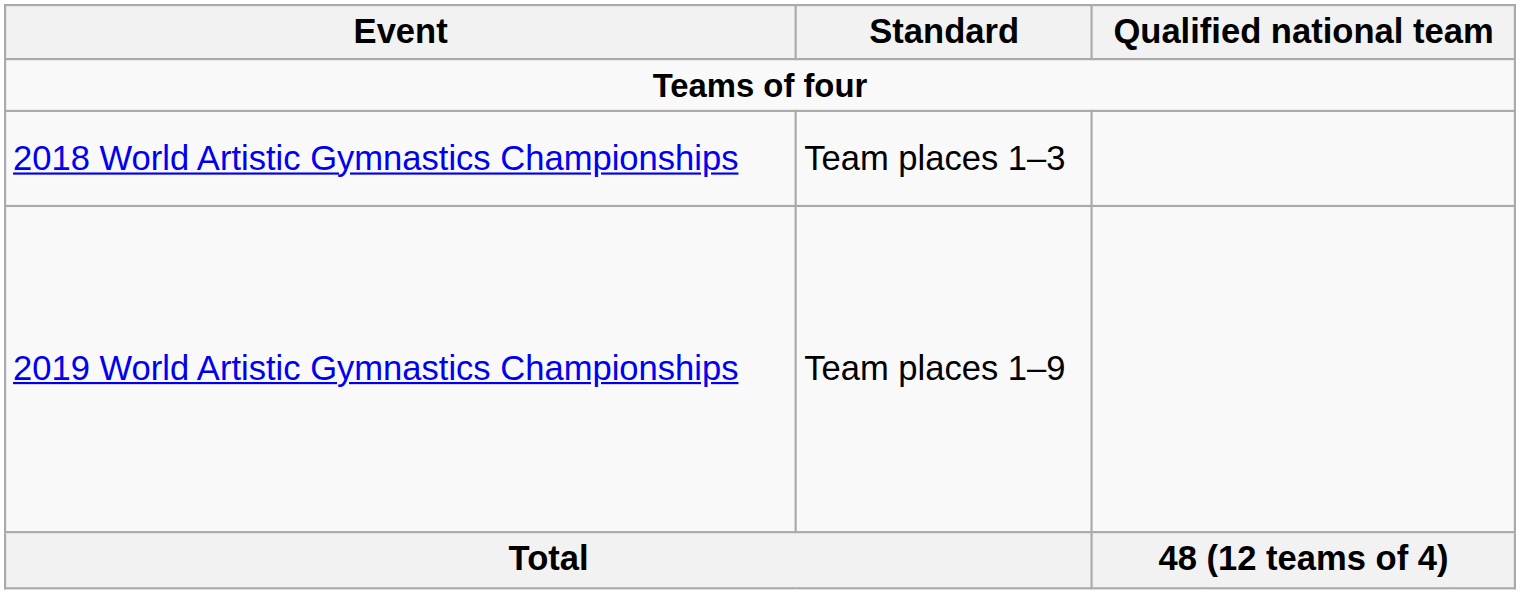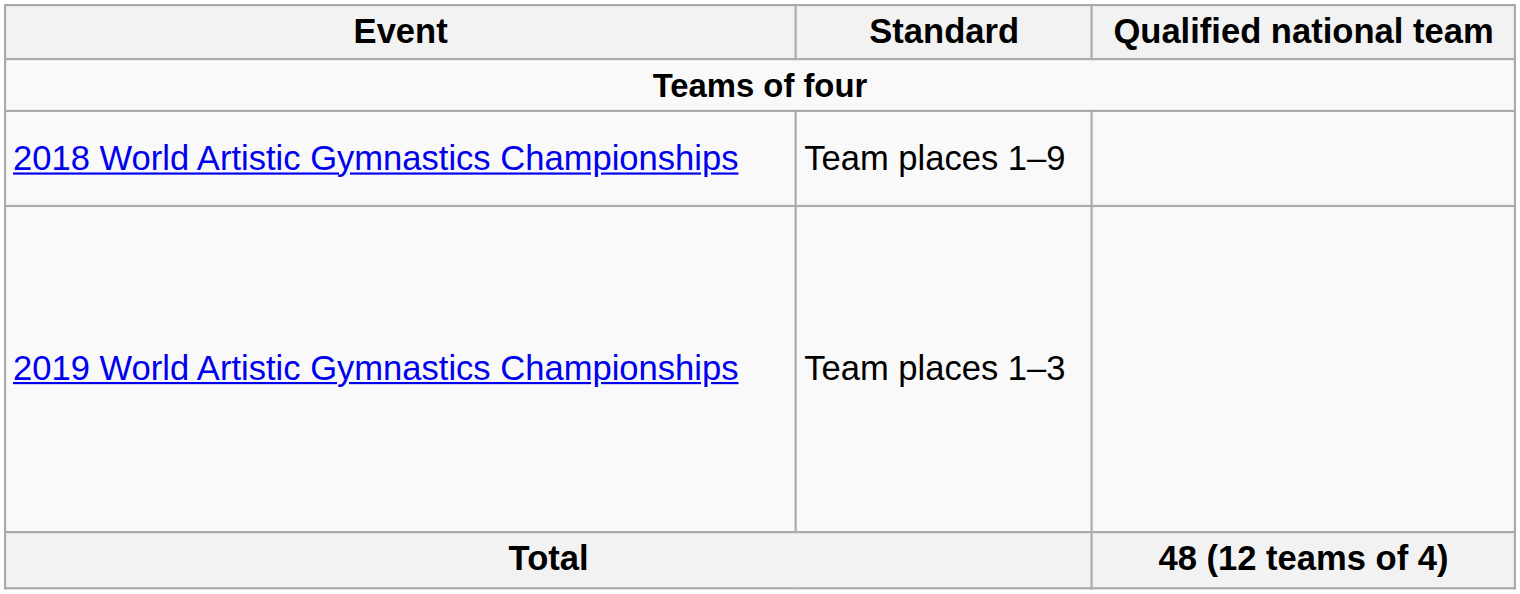(935, 158) Team places 1–3 -> (935, 158) Team places 1–9
(935, 368) Team places 1–9 -> (935, 368) Team places 1–3
